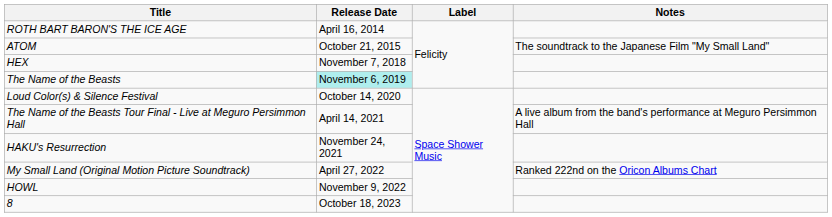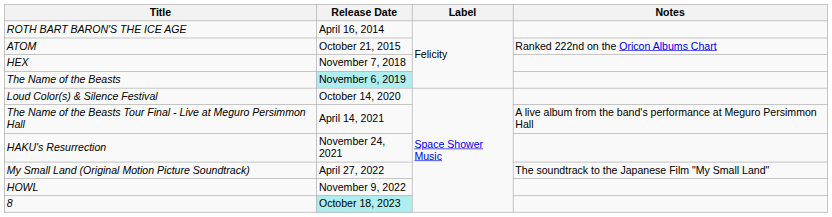(642, 46) The soundtrack to the Japanese Film "My Small Land" -> (616, 46) Ranked 222nd on the Oricon Albums Chart
(616, 170) Ranked 222nd on the Oricon Albums Chart -> (642, 170) The soundtrack to the Japanese Film "My Small Land"
(360, 204) no background -> (360, 204) paleturquoise background
